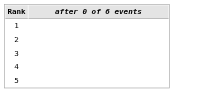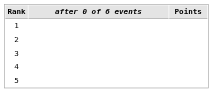+ column: (188, 12)
